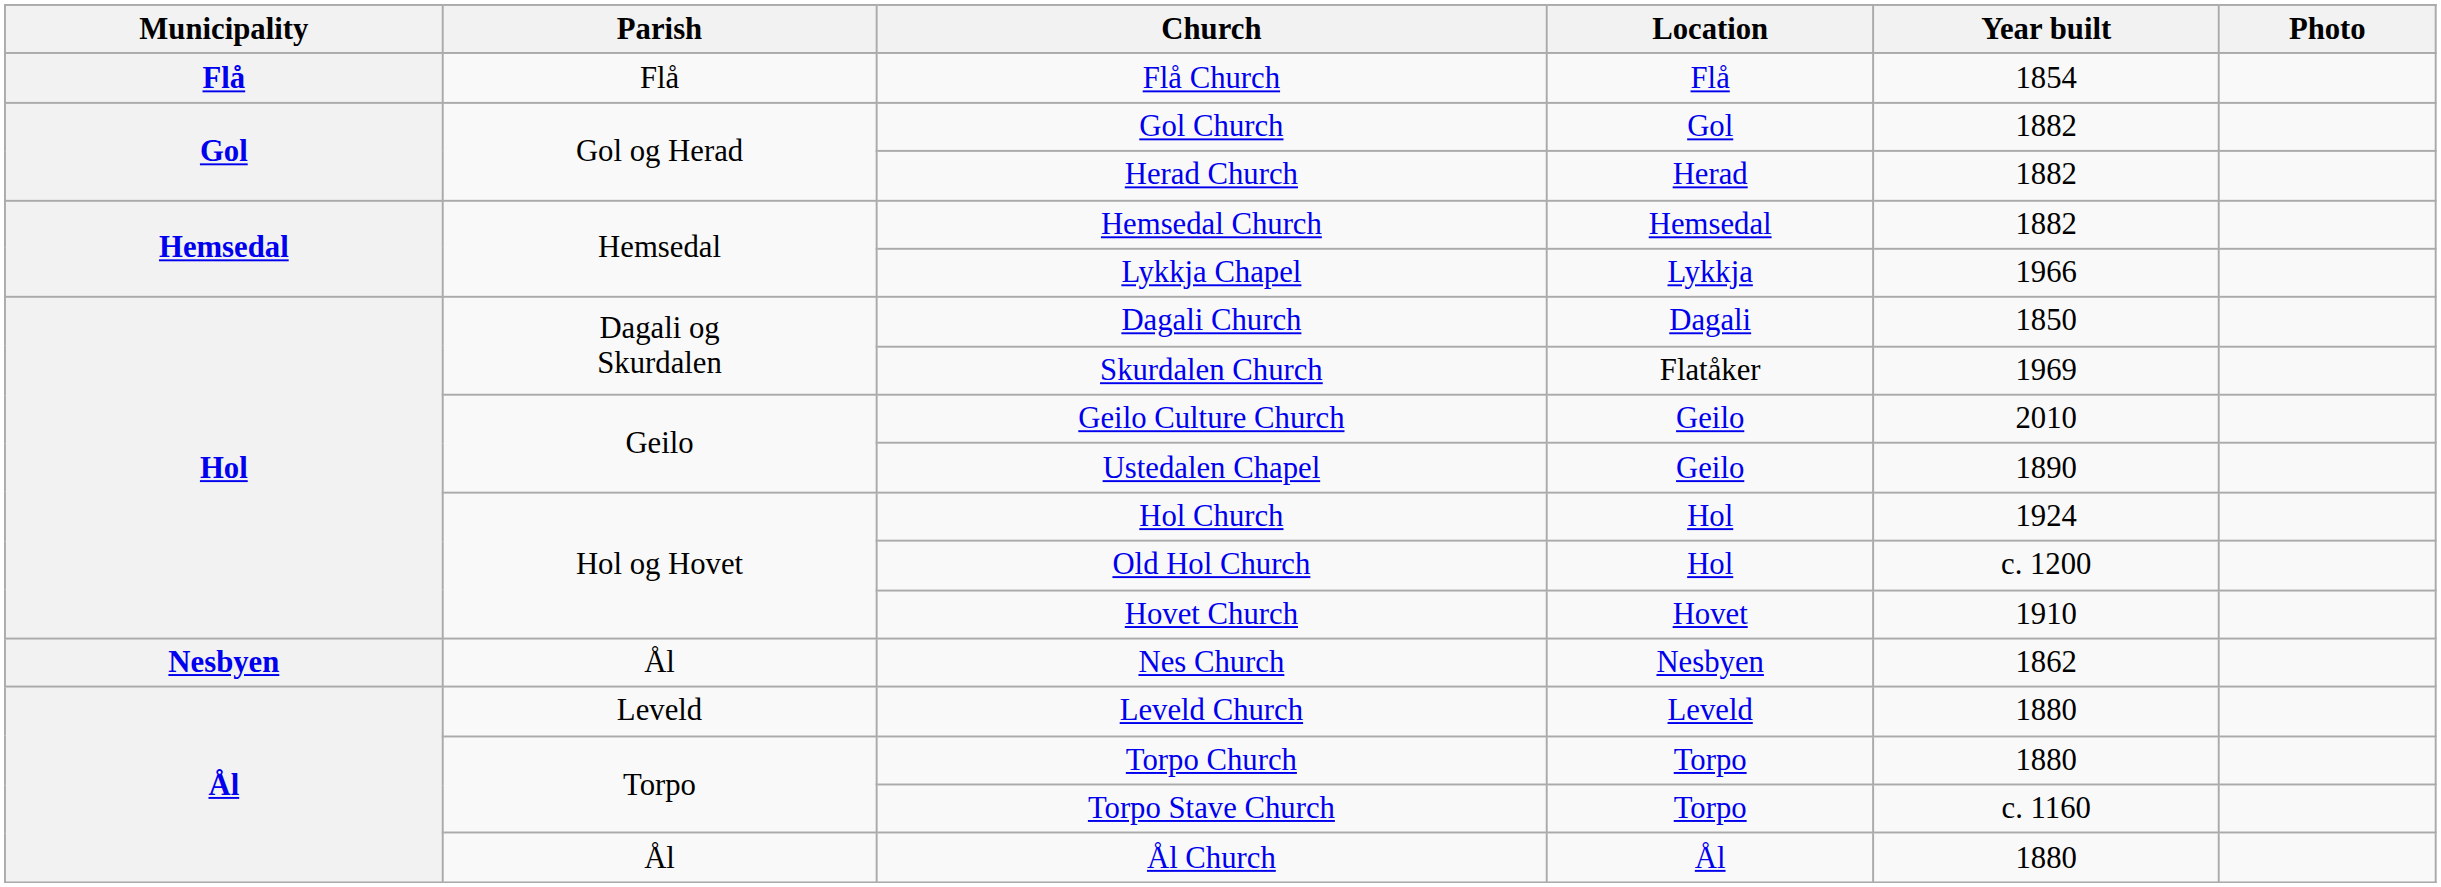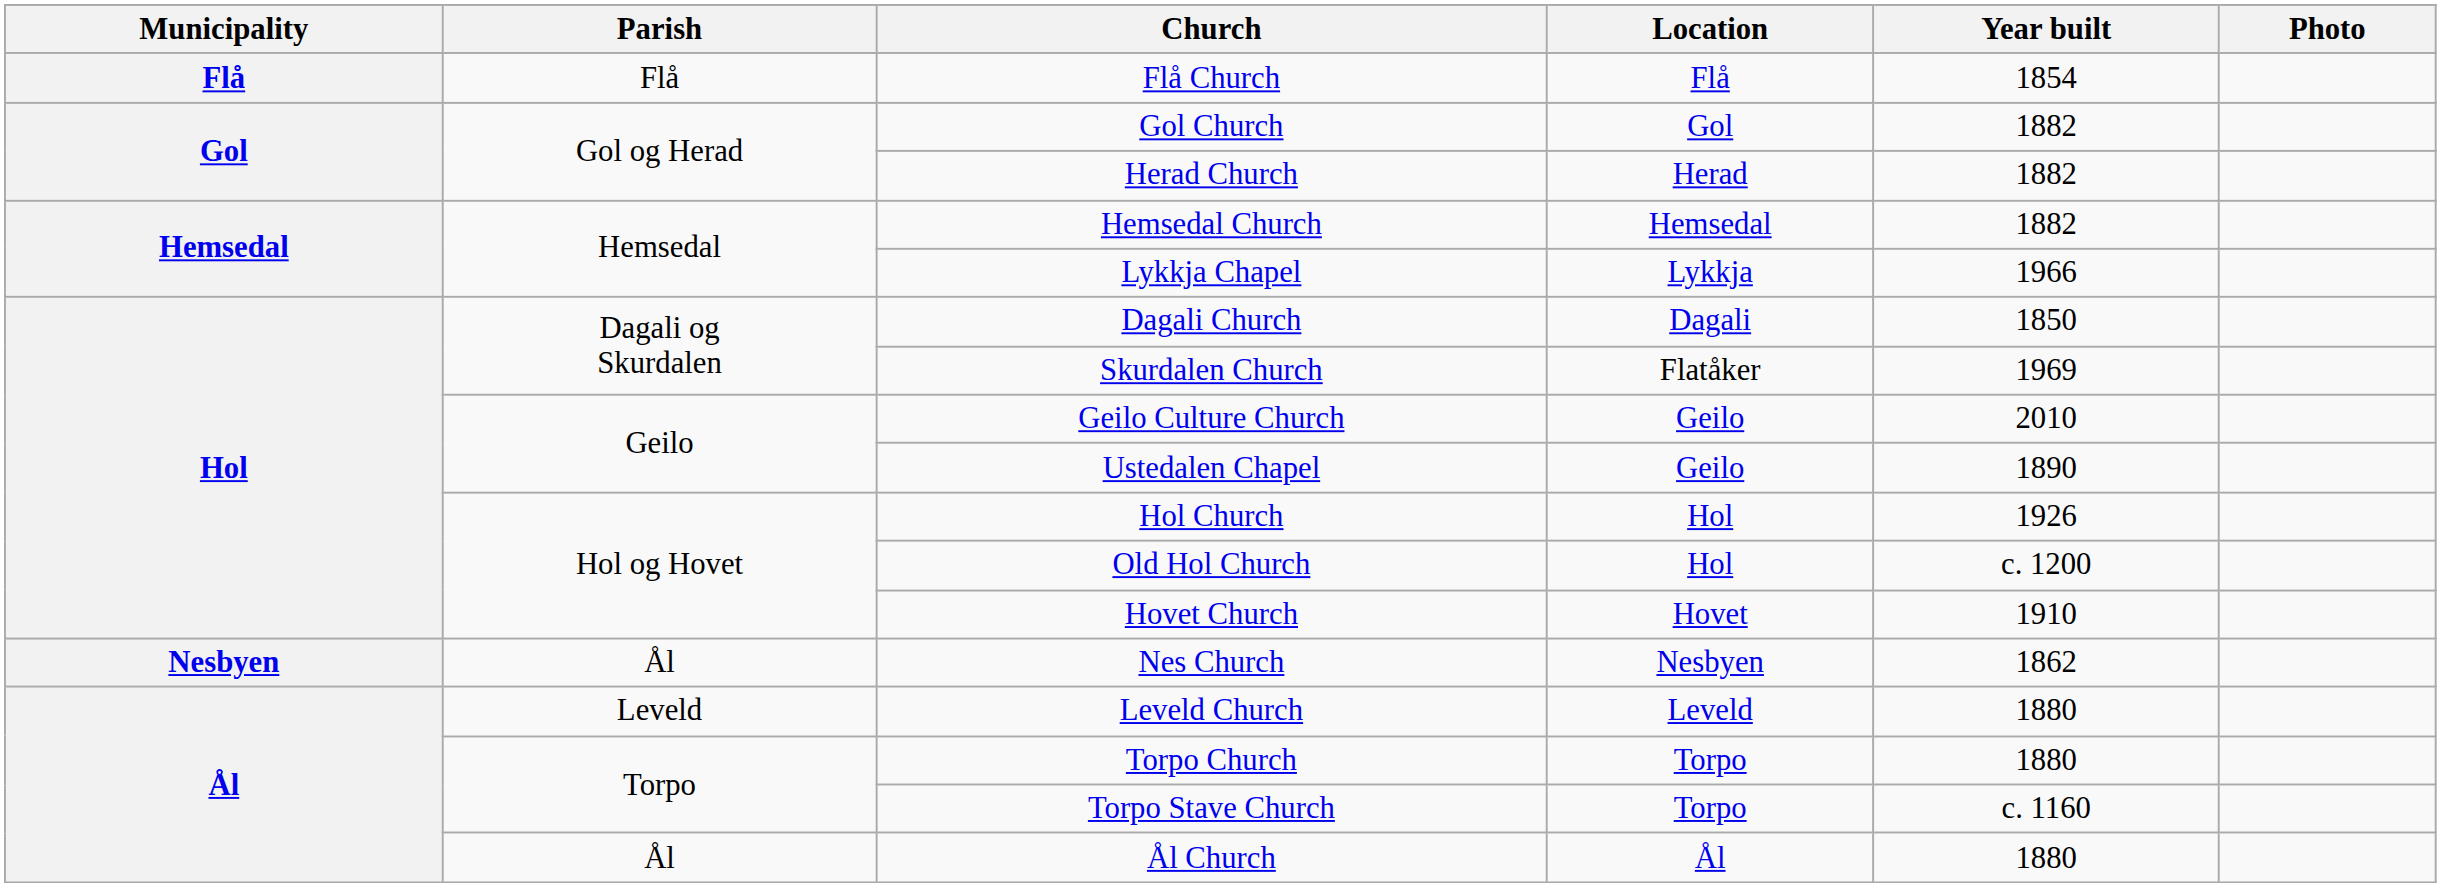(2046, 516) 1924 -> (2046, 516) 1926
